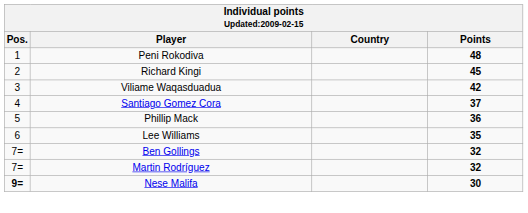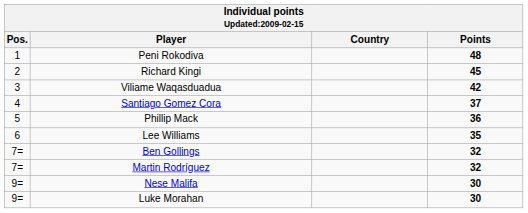(17, 183) bold -> (17, 183) normal
+ row: (171, 199)
